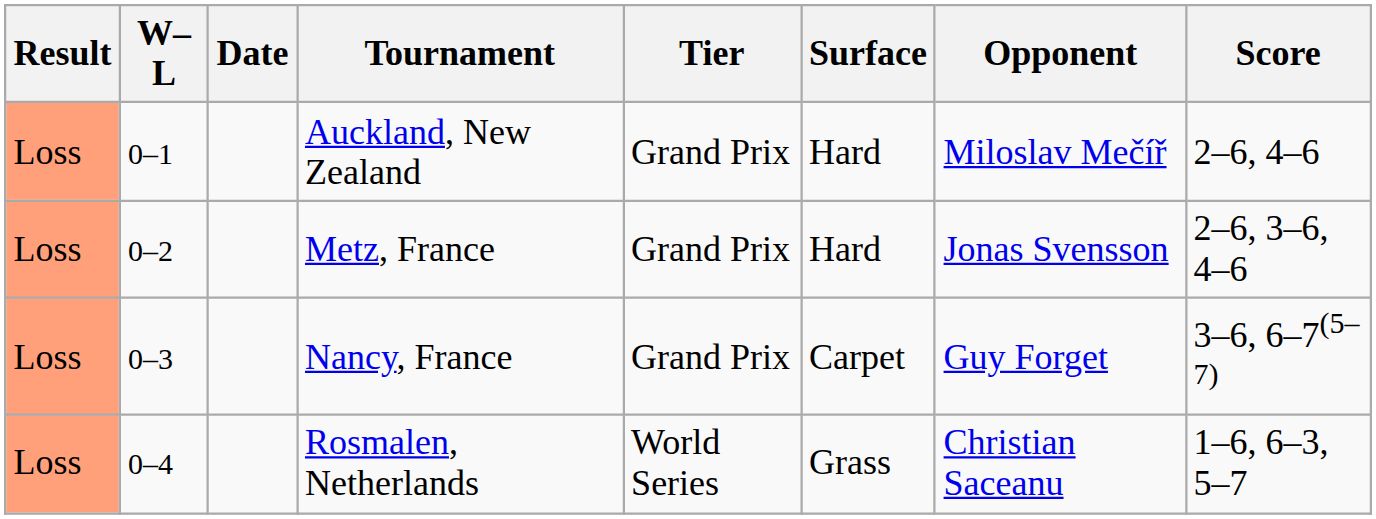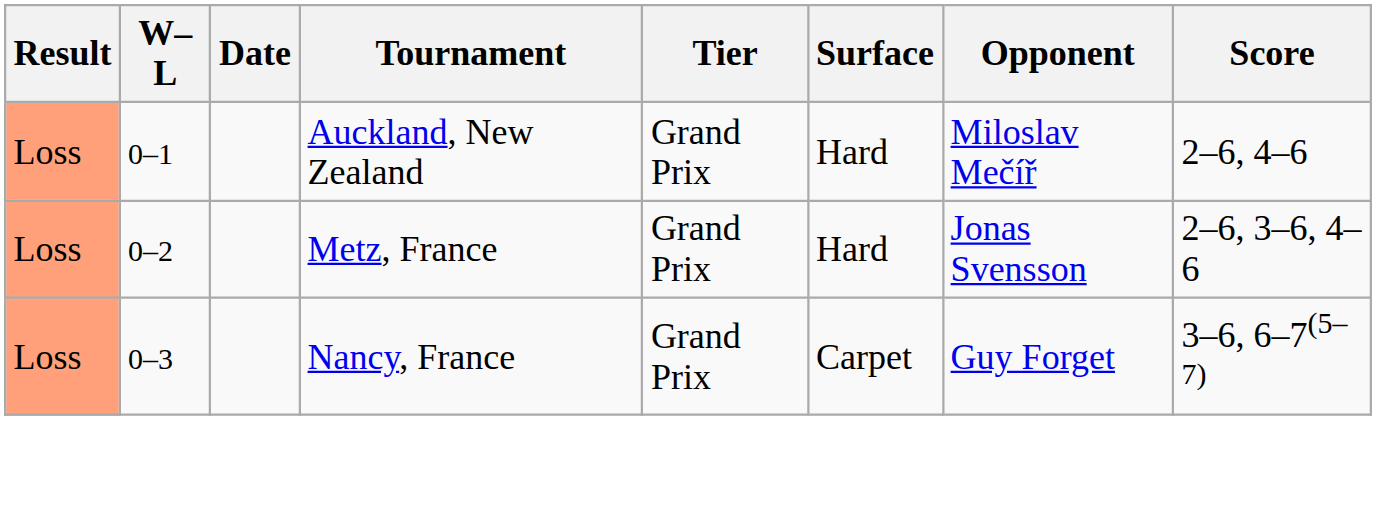- row: (392, 463)
